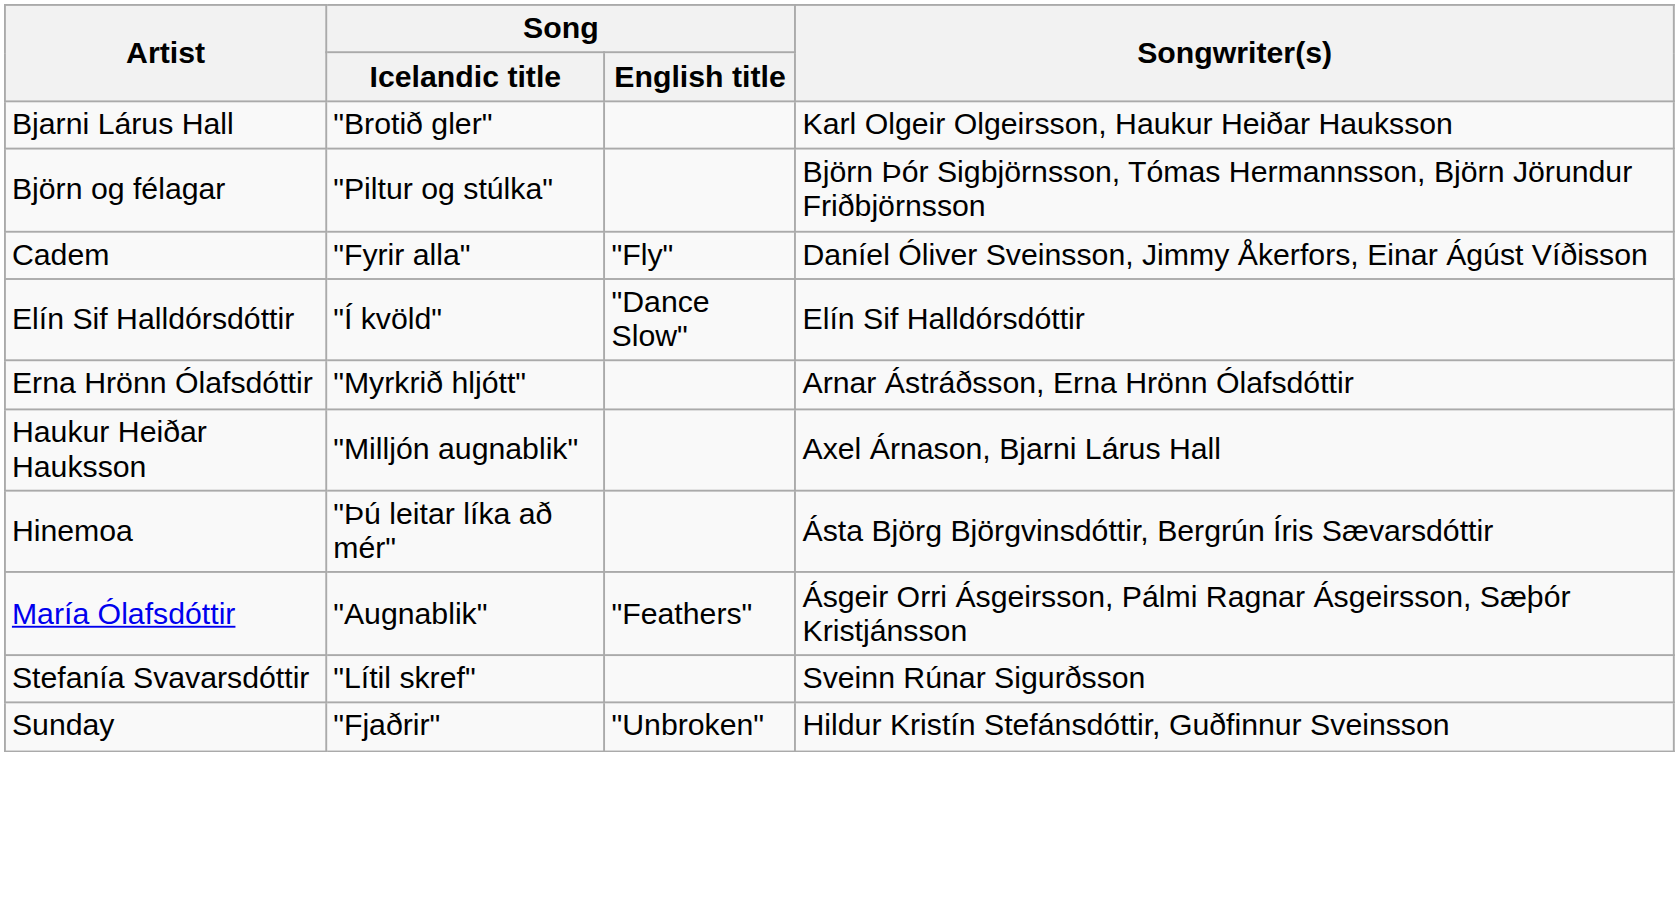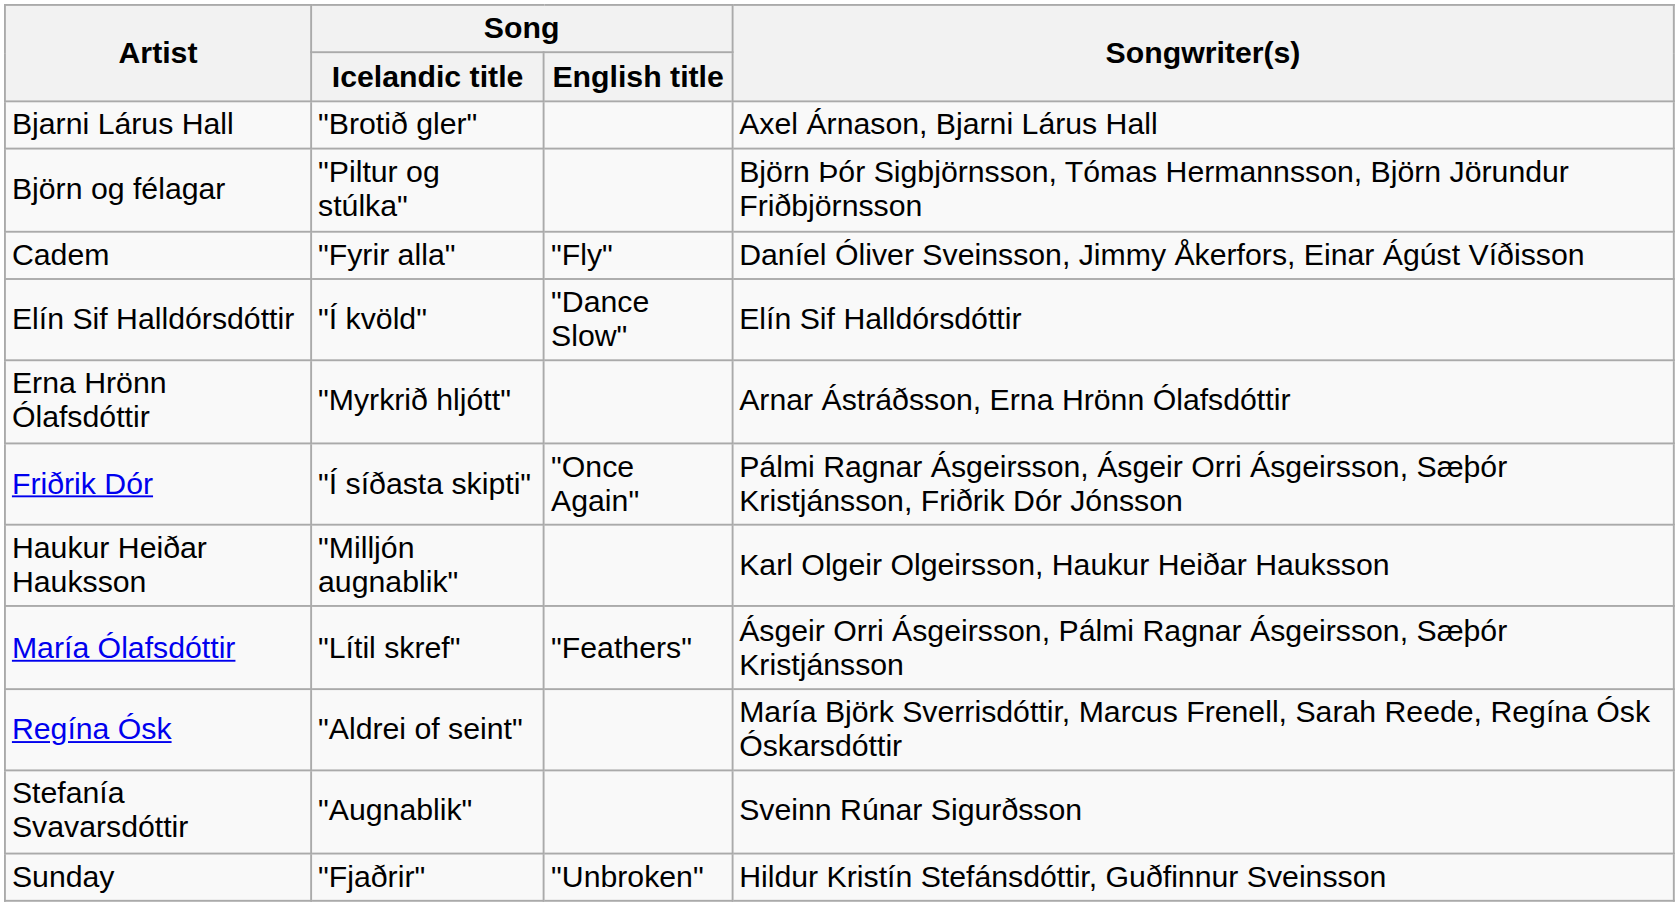(1128, 124) Karl Olgeir Olgeirsson, Haukur Heiðar Hauksson -> (948, 124) Axel Árnason, Bjarni Lárus Hall
+ row: (82, 483)
(1012, 449) Axel Árnason, Bjarni Lárus Hall -> (1064, 565) Karl Olgeir Olgeirsson, Haukur Heiðar Hauksson
- row: (72, 531)
(410, 613) "Augnablik" -> (389, 647) "Lítil skref"
+ row: (92, 729)
(404, 678) "Lítil skref" -> (395, 811) "Augnablik"
